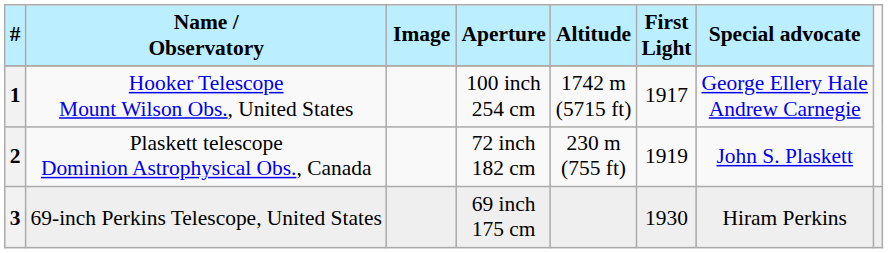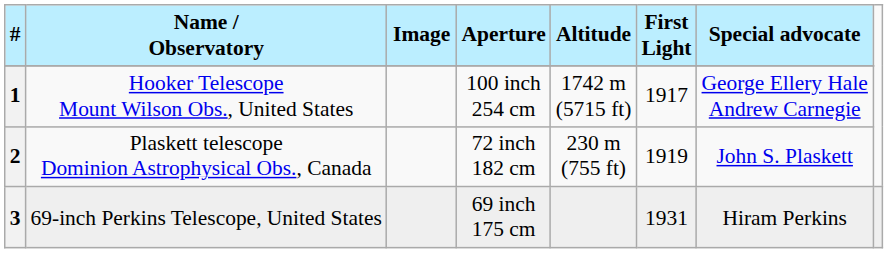(666, 217) 1930 -> (666, 217) 1931
